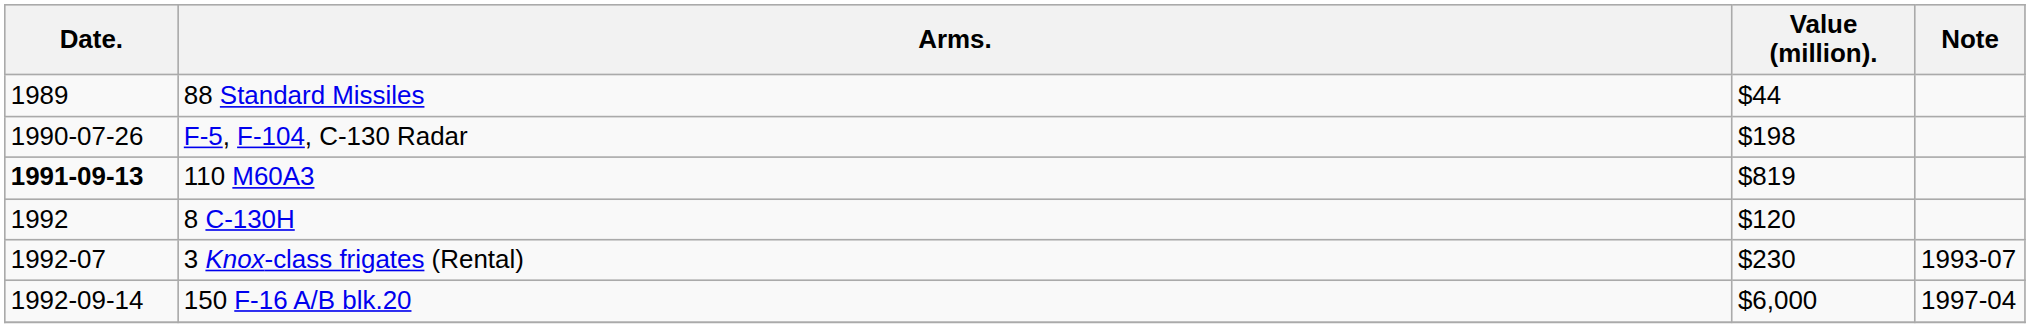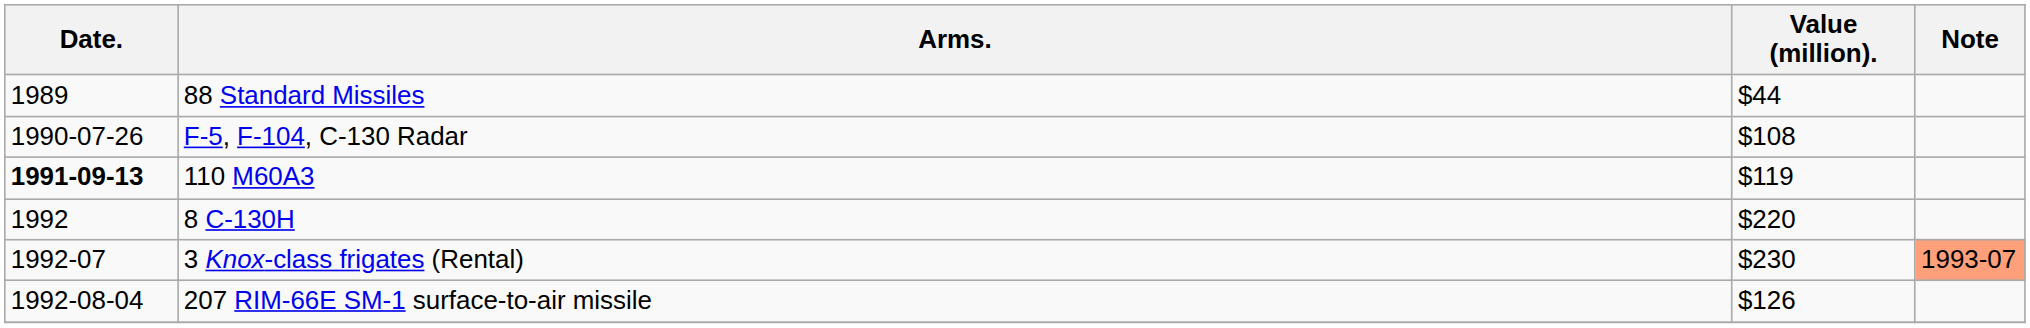(1767, 136) $198 -> (1767, 136) $108
(1767, 177) $819 -> (1766, 177) $119
(1767, 218) $120 -> (1767, 218) $220
(1969, 259) no background -> (1969, 259) lightsalmon background
+ row: (418, 300)
- row: (298, 300)
